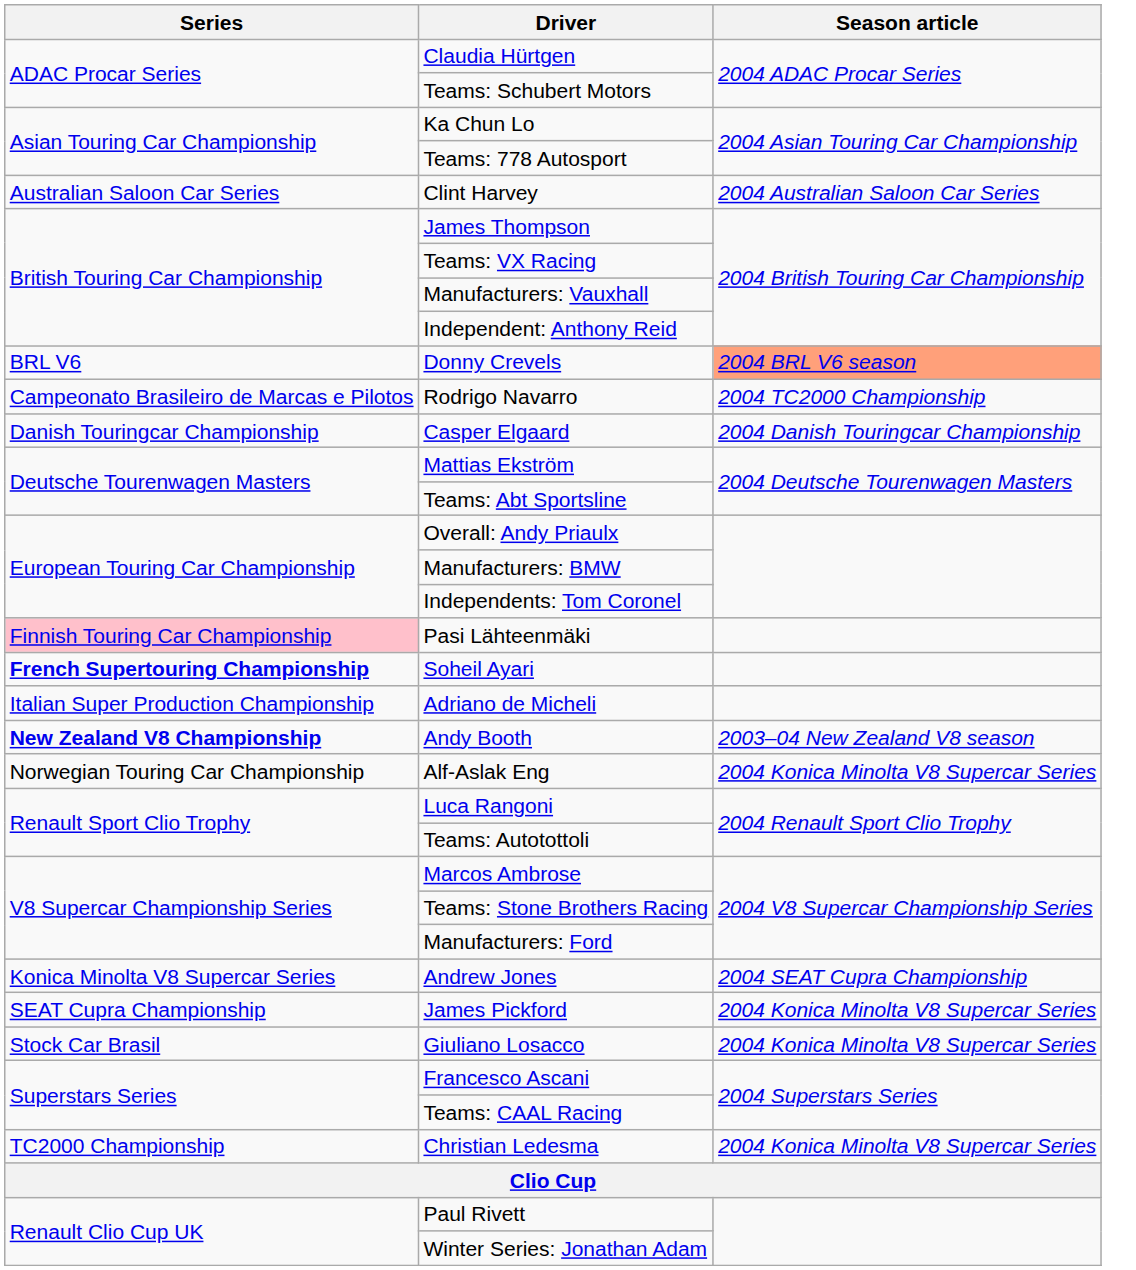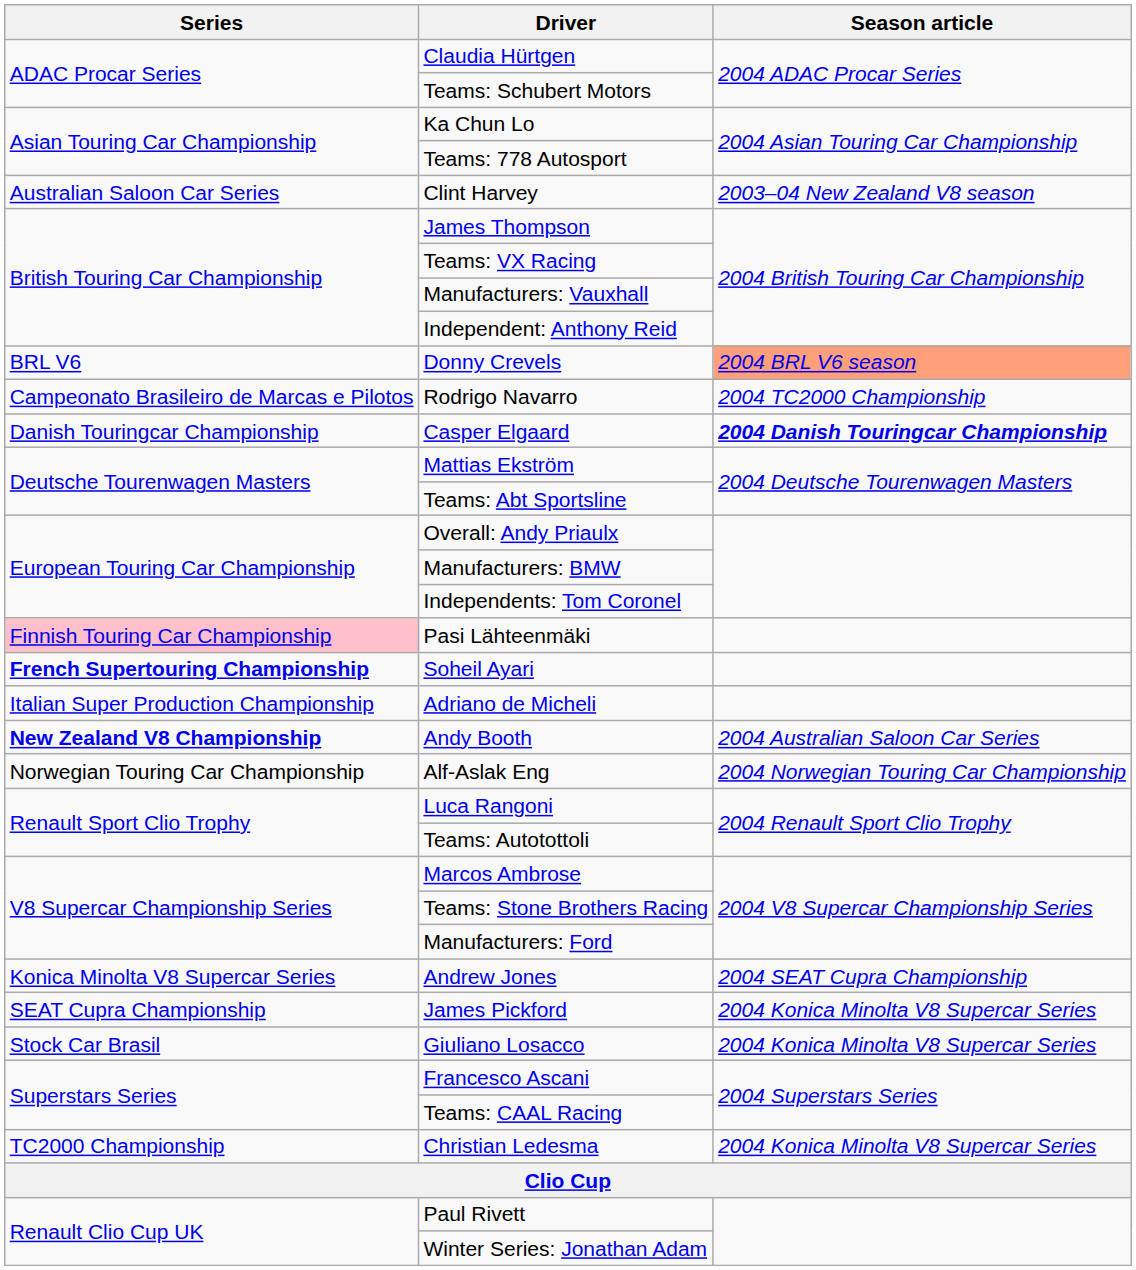(879, 192) 2004 Australian Saloon Car Series -> (876, 192) 2003–04 New Zealand V8 season
(899, 431) normal -> (913, 431) bold
(876, 737) 2003–04 New Zealand V8 season -> (879, 737) 2004 Australian Saloon Car Series
(907, 771) 2004 Konica Minolta V8 Supercar Series -> (922, 771) 2004 Norwegian Touring Car Championship
